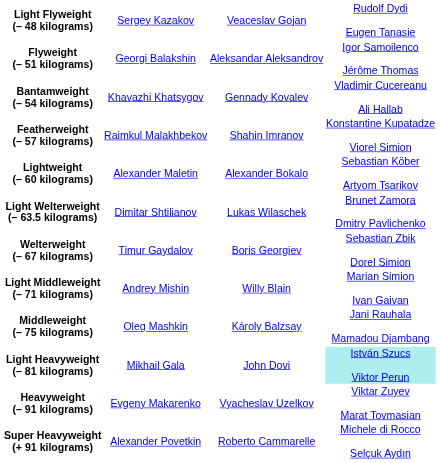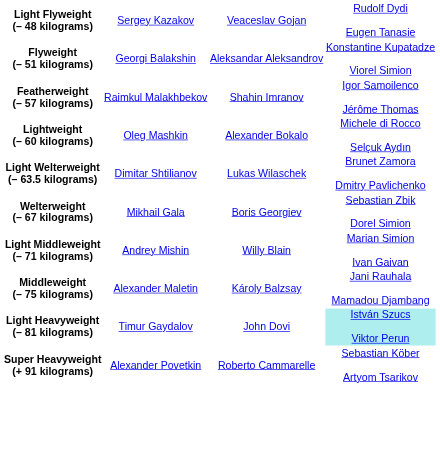(381, 59) Igor Samoilenco Jérôme Thomas -> (381, 59) Konstantine Kupatadze Viorel Simion
- row: (53, 97)
(381, 135) Konstantine Kupatadze Viorel Simion -> (381, 97) Igor Samoilenco Jérôme Thomas
(156, 174) Alexander Maletin -> (156, 135) Oleg Mashkin
(381, 174) Sebastian Köber Artyom Tsarikov -> (381, 135) Michele di Rocco Selçuk Aydın
(156, 250) Timur Gaydalov -> (156, 212) Mikhail Gala
(156, 327) Oleg Mashkin -> (156, 288) Alexander Maletin
(156, 365) Mikhail Gala -> (156, 327) Timur Gaydalov
- row: (53, 403)
(381, 442) Michele di Rocco Selçuk Aydın -> (381, 365) Sebastian Köber Artyom Tsarikov
